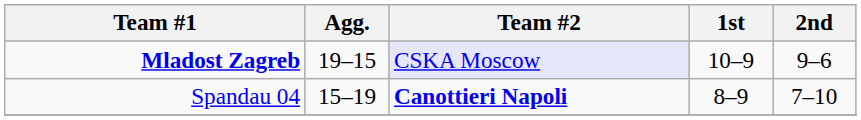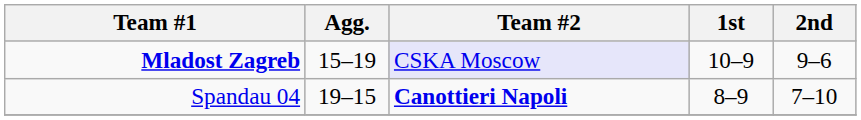(347, 59) 19–15 -> (347, 59) 15–19
(347, 96) 15–19 -> (347, 96) 19–15
